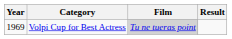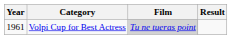(16, 27) 1969 -> (16, 27) 1961
